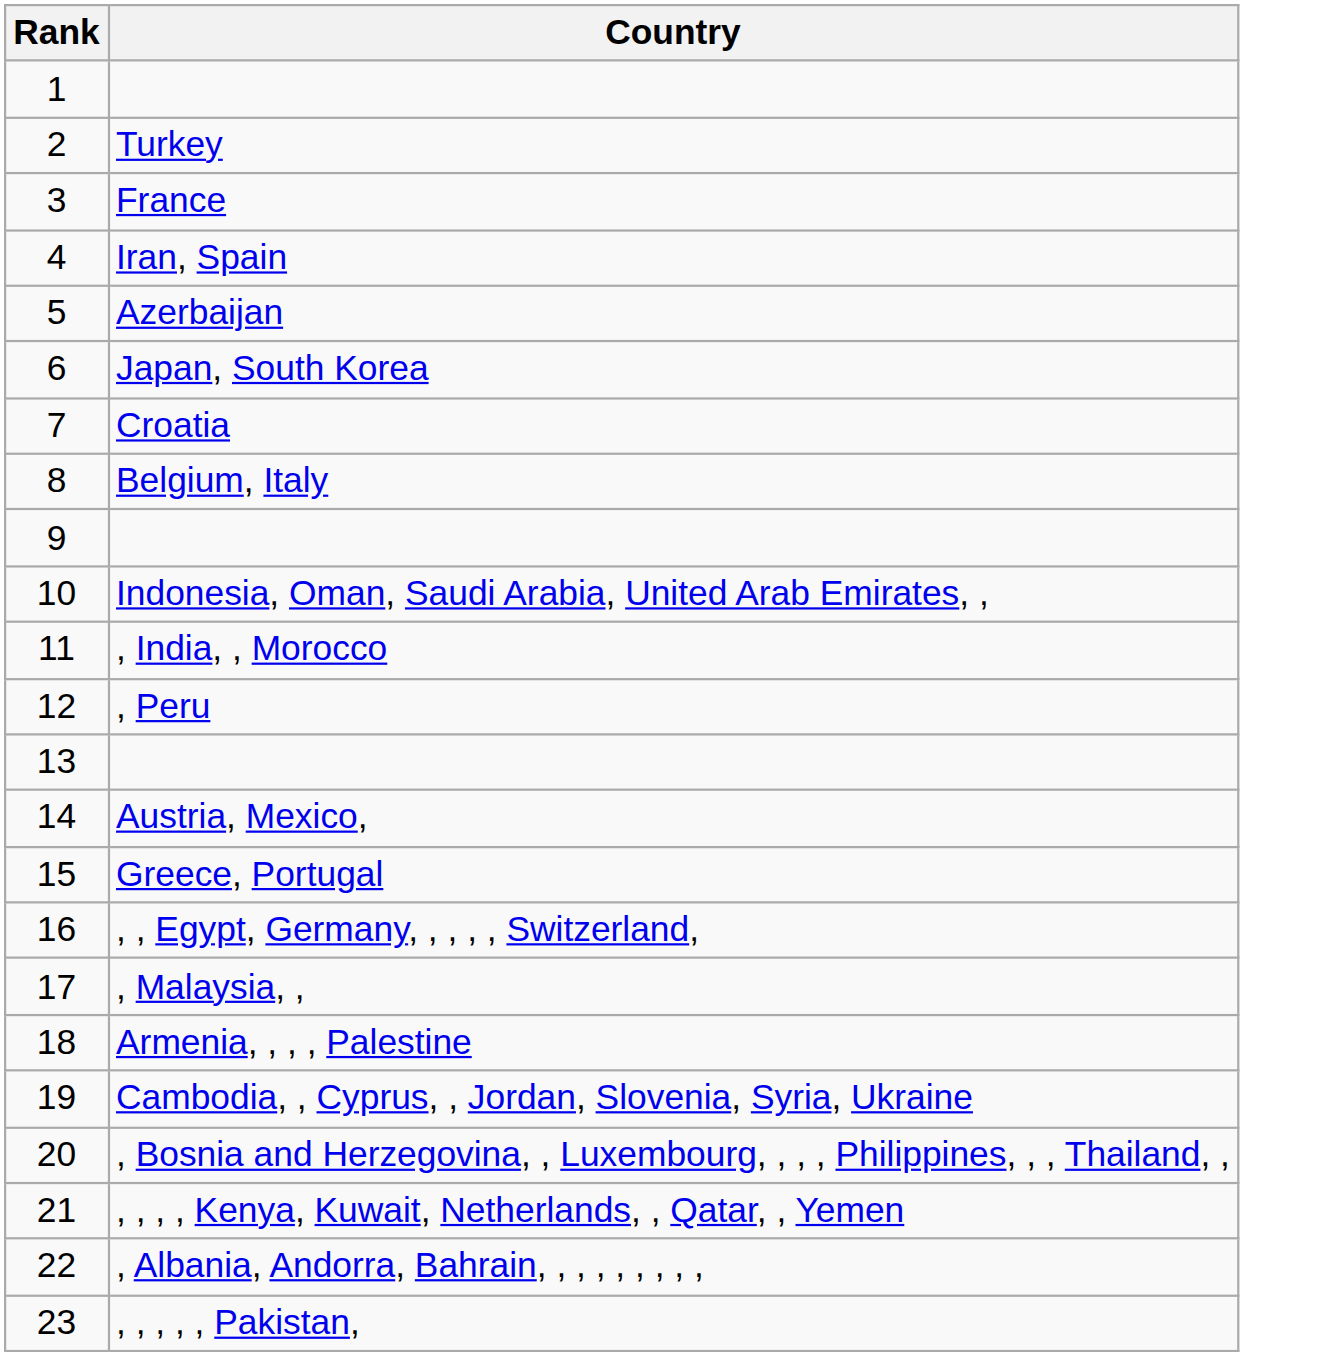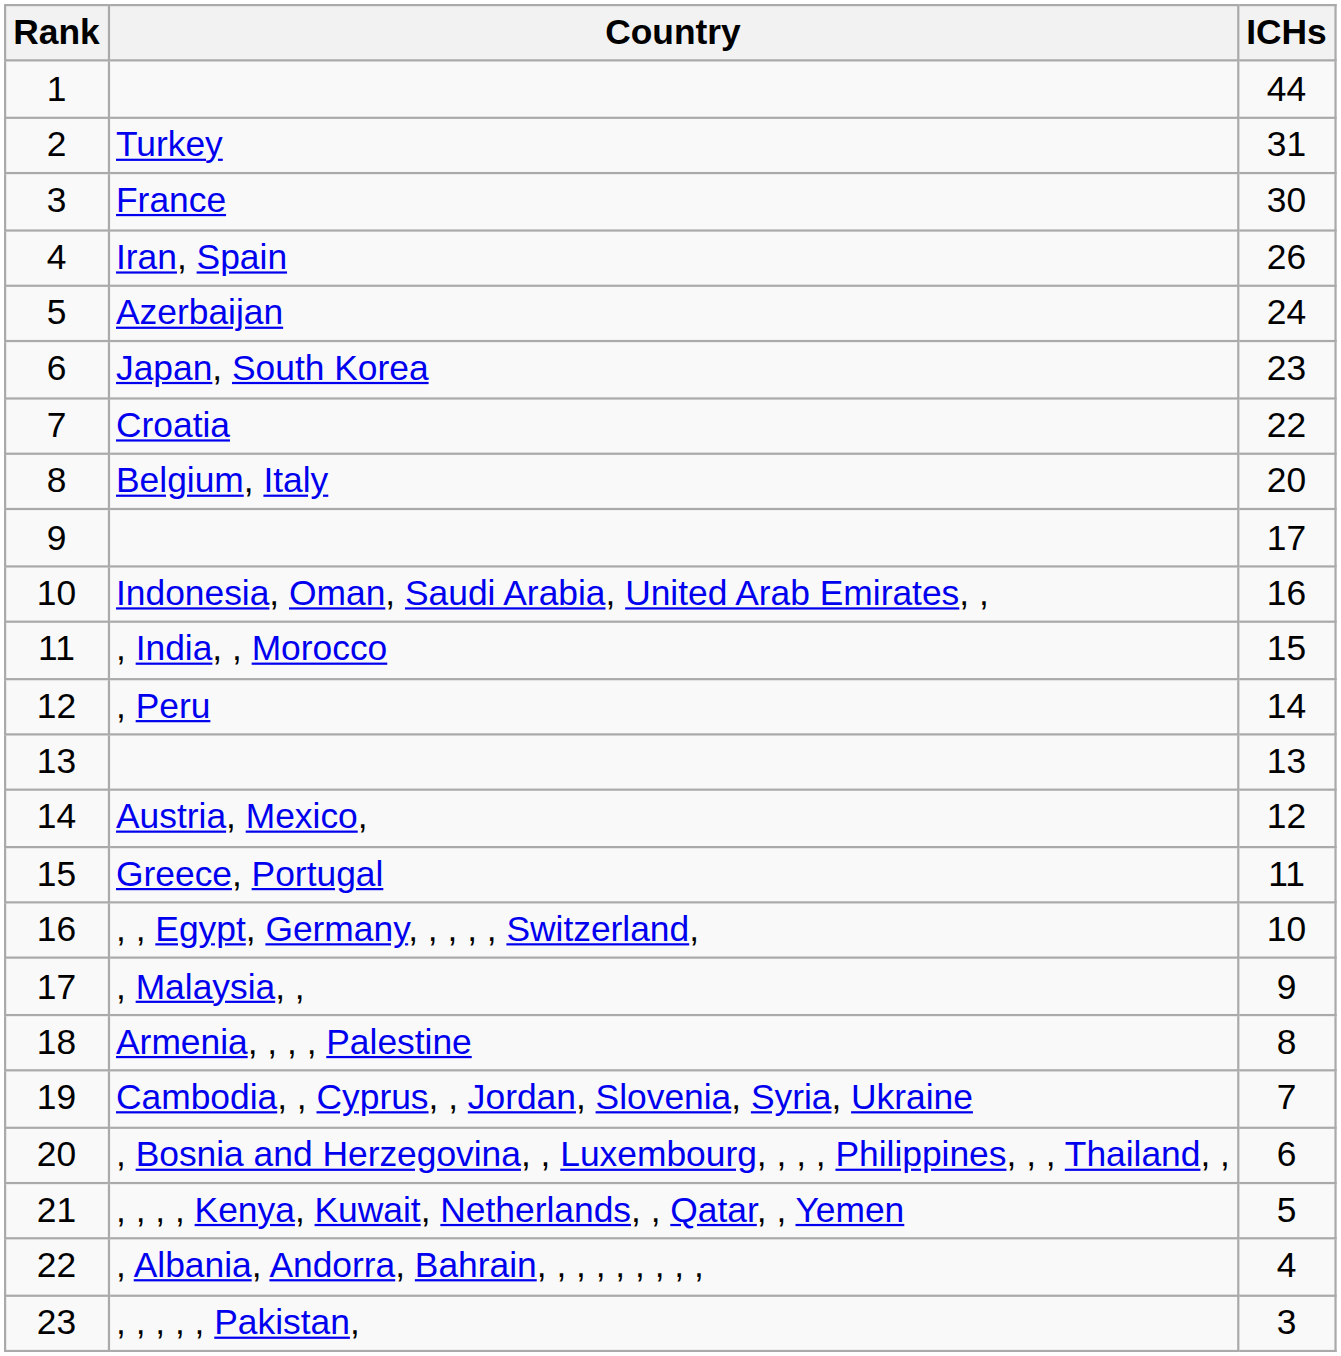+ column: (1287, 32)
